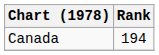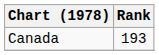(134, 39) 194 -> (134, 39) 193
